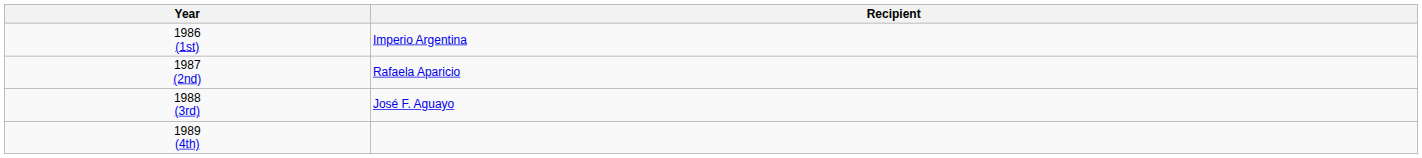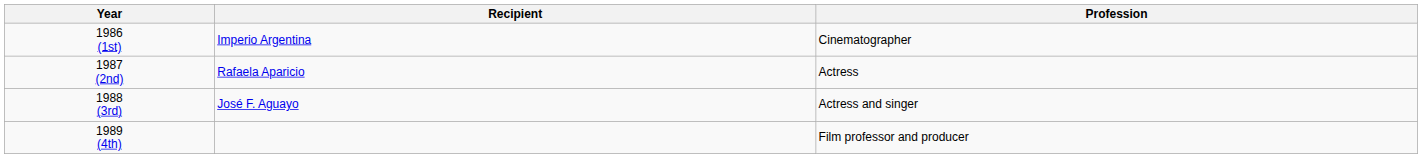+ column: (1117, 14)
